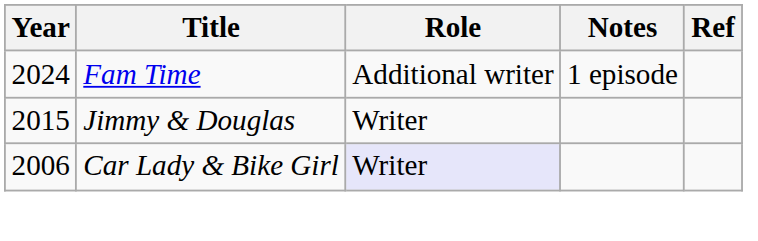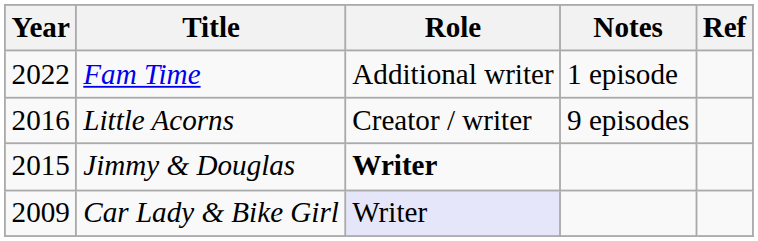(41, 73) 2024 -> (41, 73) 2022
+ row: (159, 119)
(390, 119) normal -> (395, 166) bold
(41, 166) 2006 -> (41, 212) 2009
